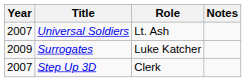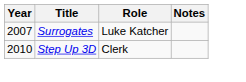- row: (83, 31)
(20, 49) 2009 -> (20, 31) 2007
(20, 67) 2007 -> (20, 49) 2010
